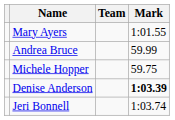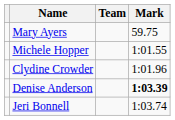(149, 32) 1:01.55 -> (145, 32) 59.75
- row: (45, 50)
(144, 69) 59.75 -> (149, 50) 1:01.55
+ row: (53, 69)
